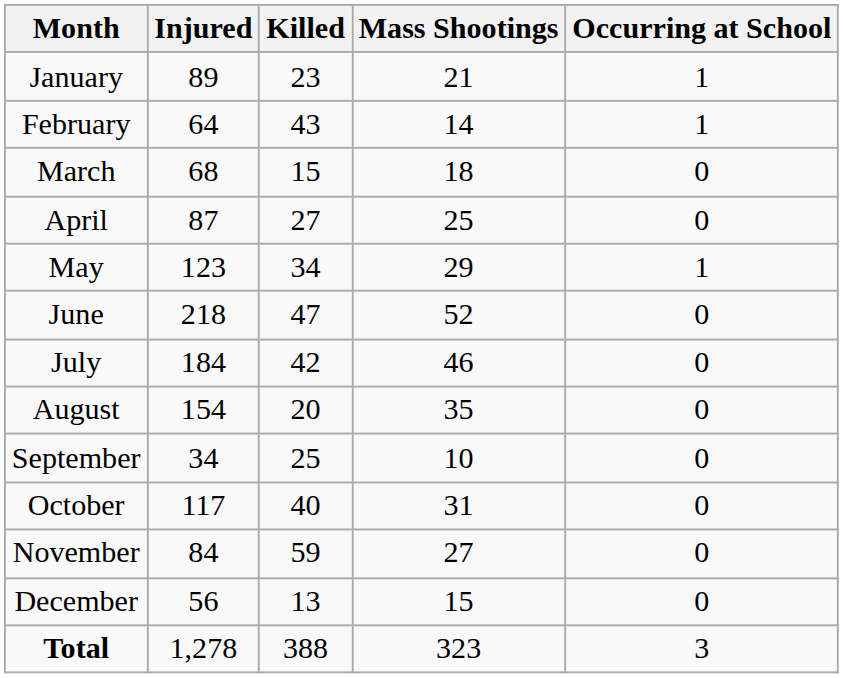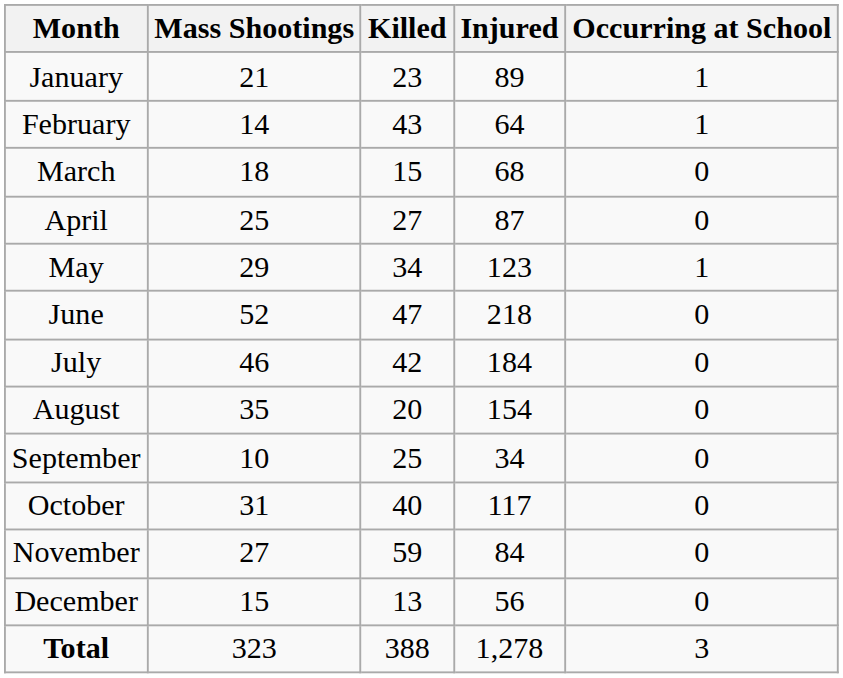columns swapped: (459, 28) <-> (203, 28)
